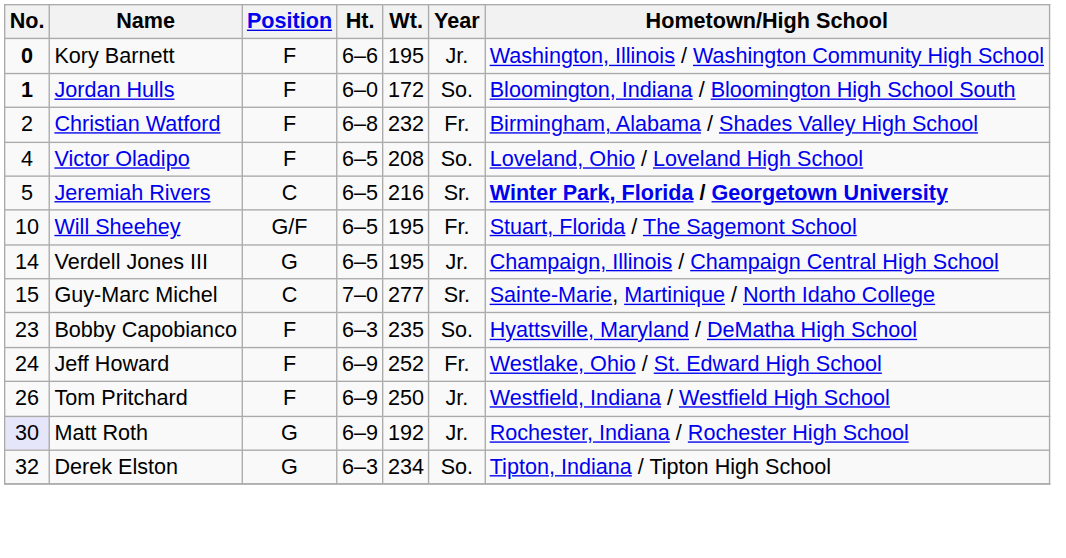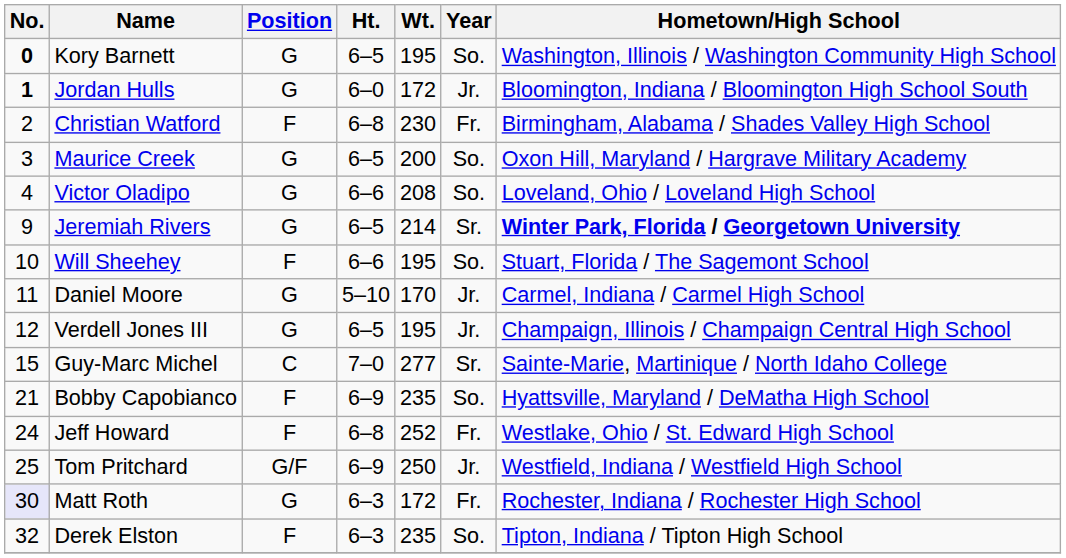(290, 55) F -> (290, 55) G
(360, 55) 6–6 -> (366, 55) 6–5
(457, 55) Jr. -> (469, 55) So.
(290, 90) F -> (290, 90) G
(457, 90) So. -> (469, 90) Jr.
(406, 124) 232 -> (418, 124) 230
+ row: (125, 158)
(290, 158) F -> (290, 192) G
(360, 158) 6–5 -> (366, 192) 6–6
(27, 192) 5 -> (27, 227) 9
(290, 192) C -> (290, 227) G
(406, 192) 216 -> (418, 227) 214
(290, 227) G/F -> (290, 261) F
(360, 227) 6–5 -> (366, 261) 6–6
(457, 227) Fr. -> (469, 261) So.
+ row: (119, 295)
(27, 261) 14 -> (27, 329) 12
(27, 329) 23 -> (27, 398) 21
(360, 329) 6–3 -> (366, 398) 6–9
(360, 364) 6–9 -> (366, 432) 6–8
(27, 398) 26 -> (27, 466) 25
(290, 398) F -> (290, 466) G/F
(360, 432) 6–9 -> (366, 501) 6–3
(406, 432) 192 -> (418, 501) 172
(457, 432) Jr. -> (469, 501) Fr.
(290, 466) G -> (290, 535) F
(406, 466) 234 -> (418, 535) 235
